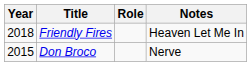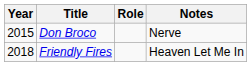rows swapped: (68, 52) <-> (76, 33)
